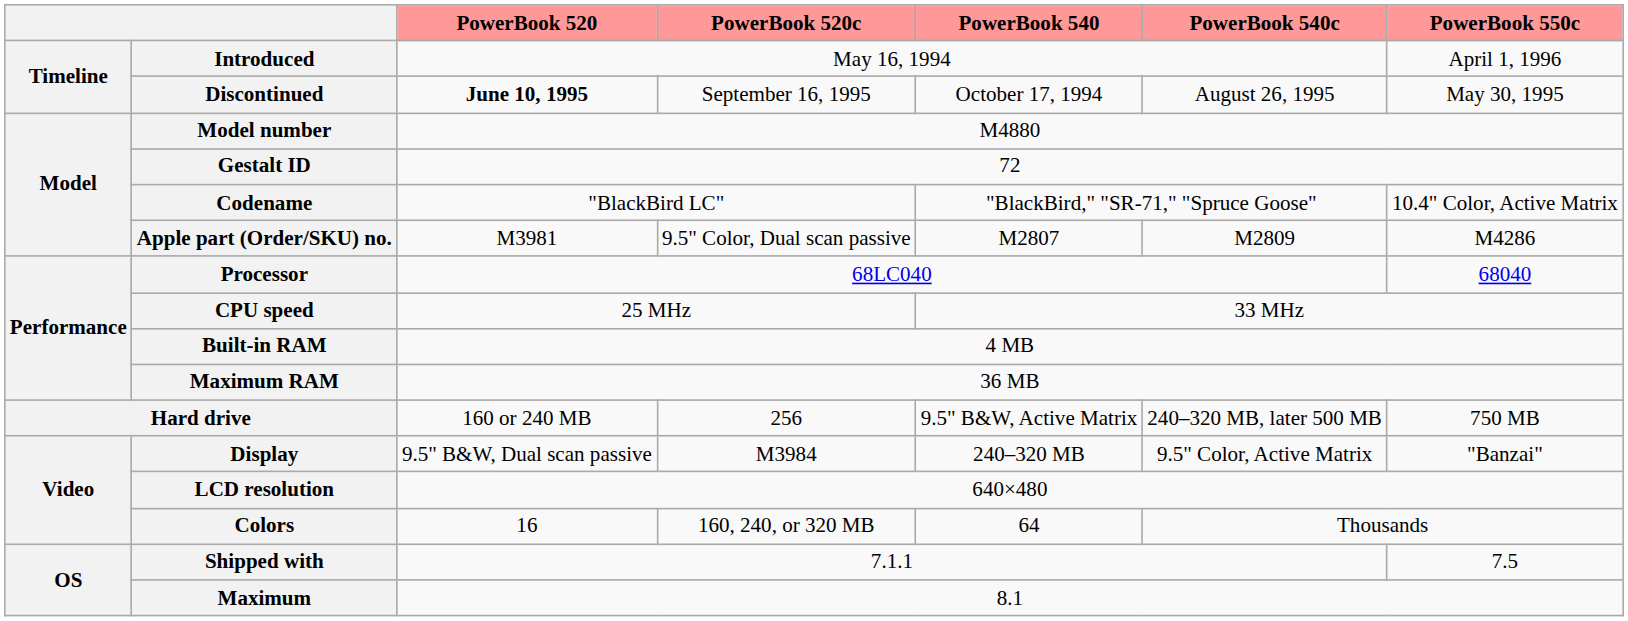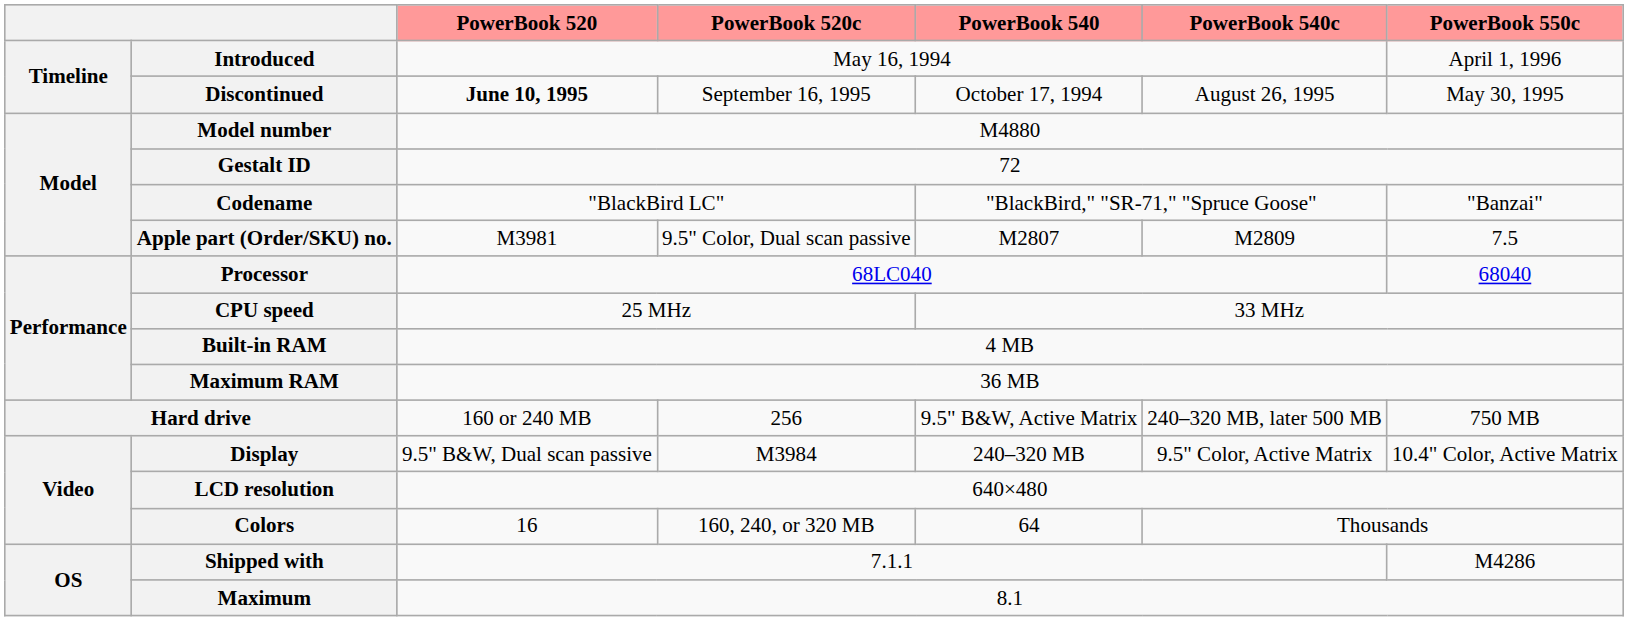(1505, 202) 10.4" Color, Active Matrix -> (1505, 202) "Banzai"
(1505, 238) M4286 -> (1505, 238) 7.5
(1505, 453) "Banzai" -> (1505, 453) 10.4" Color, Active Matrix
(1505, 561) 7.5 -> (1505, 561) M4286
